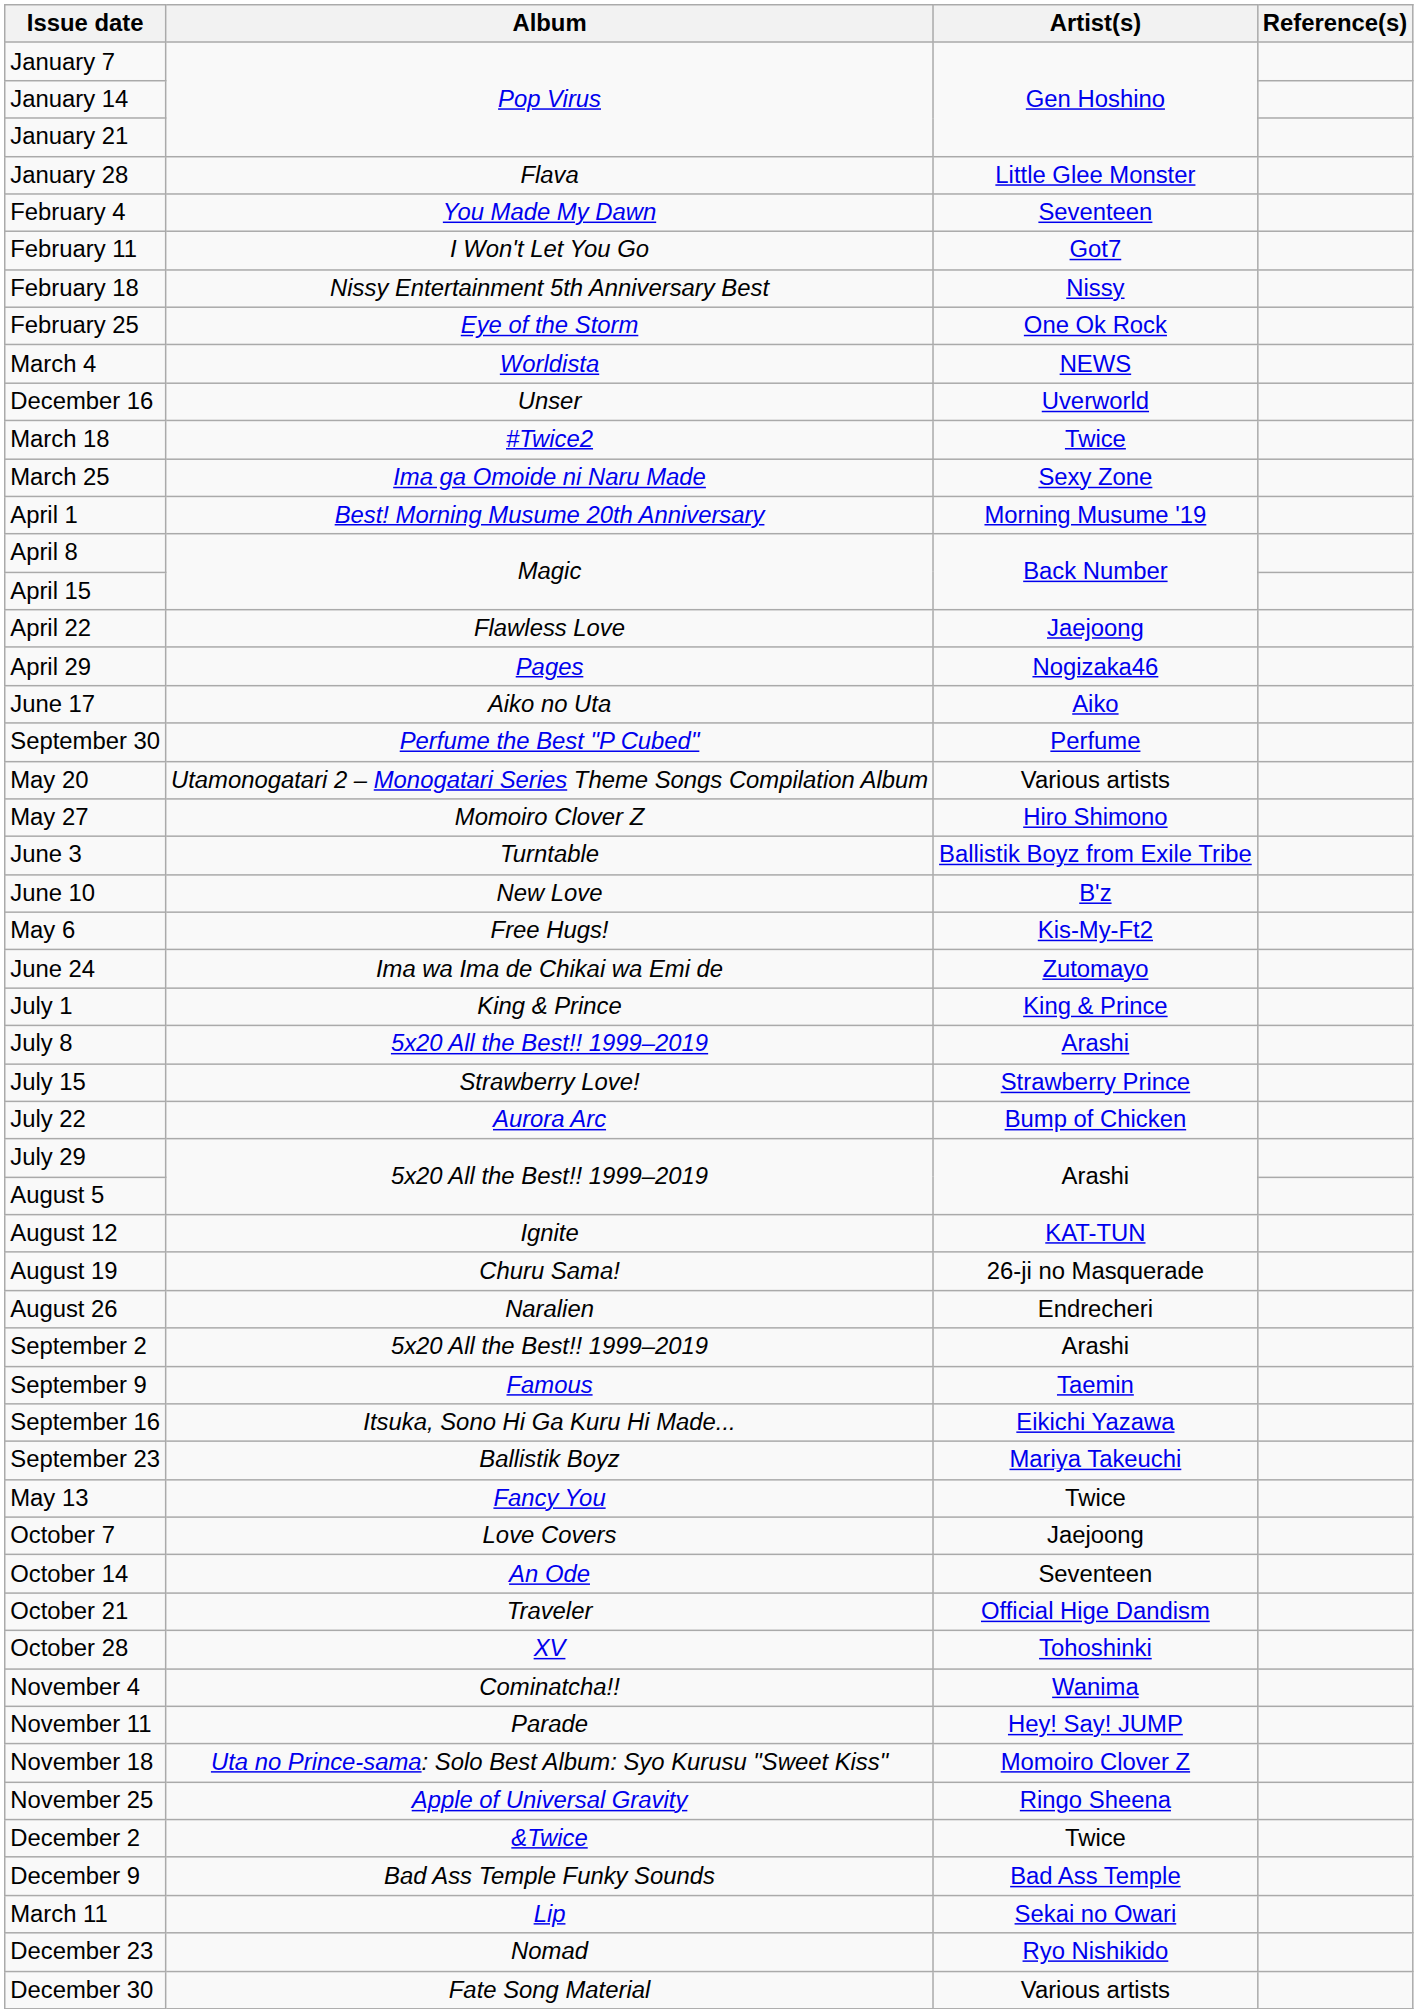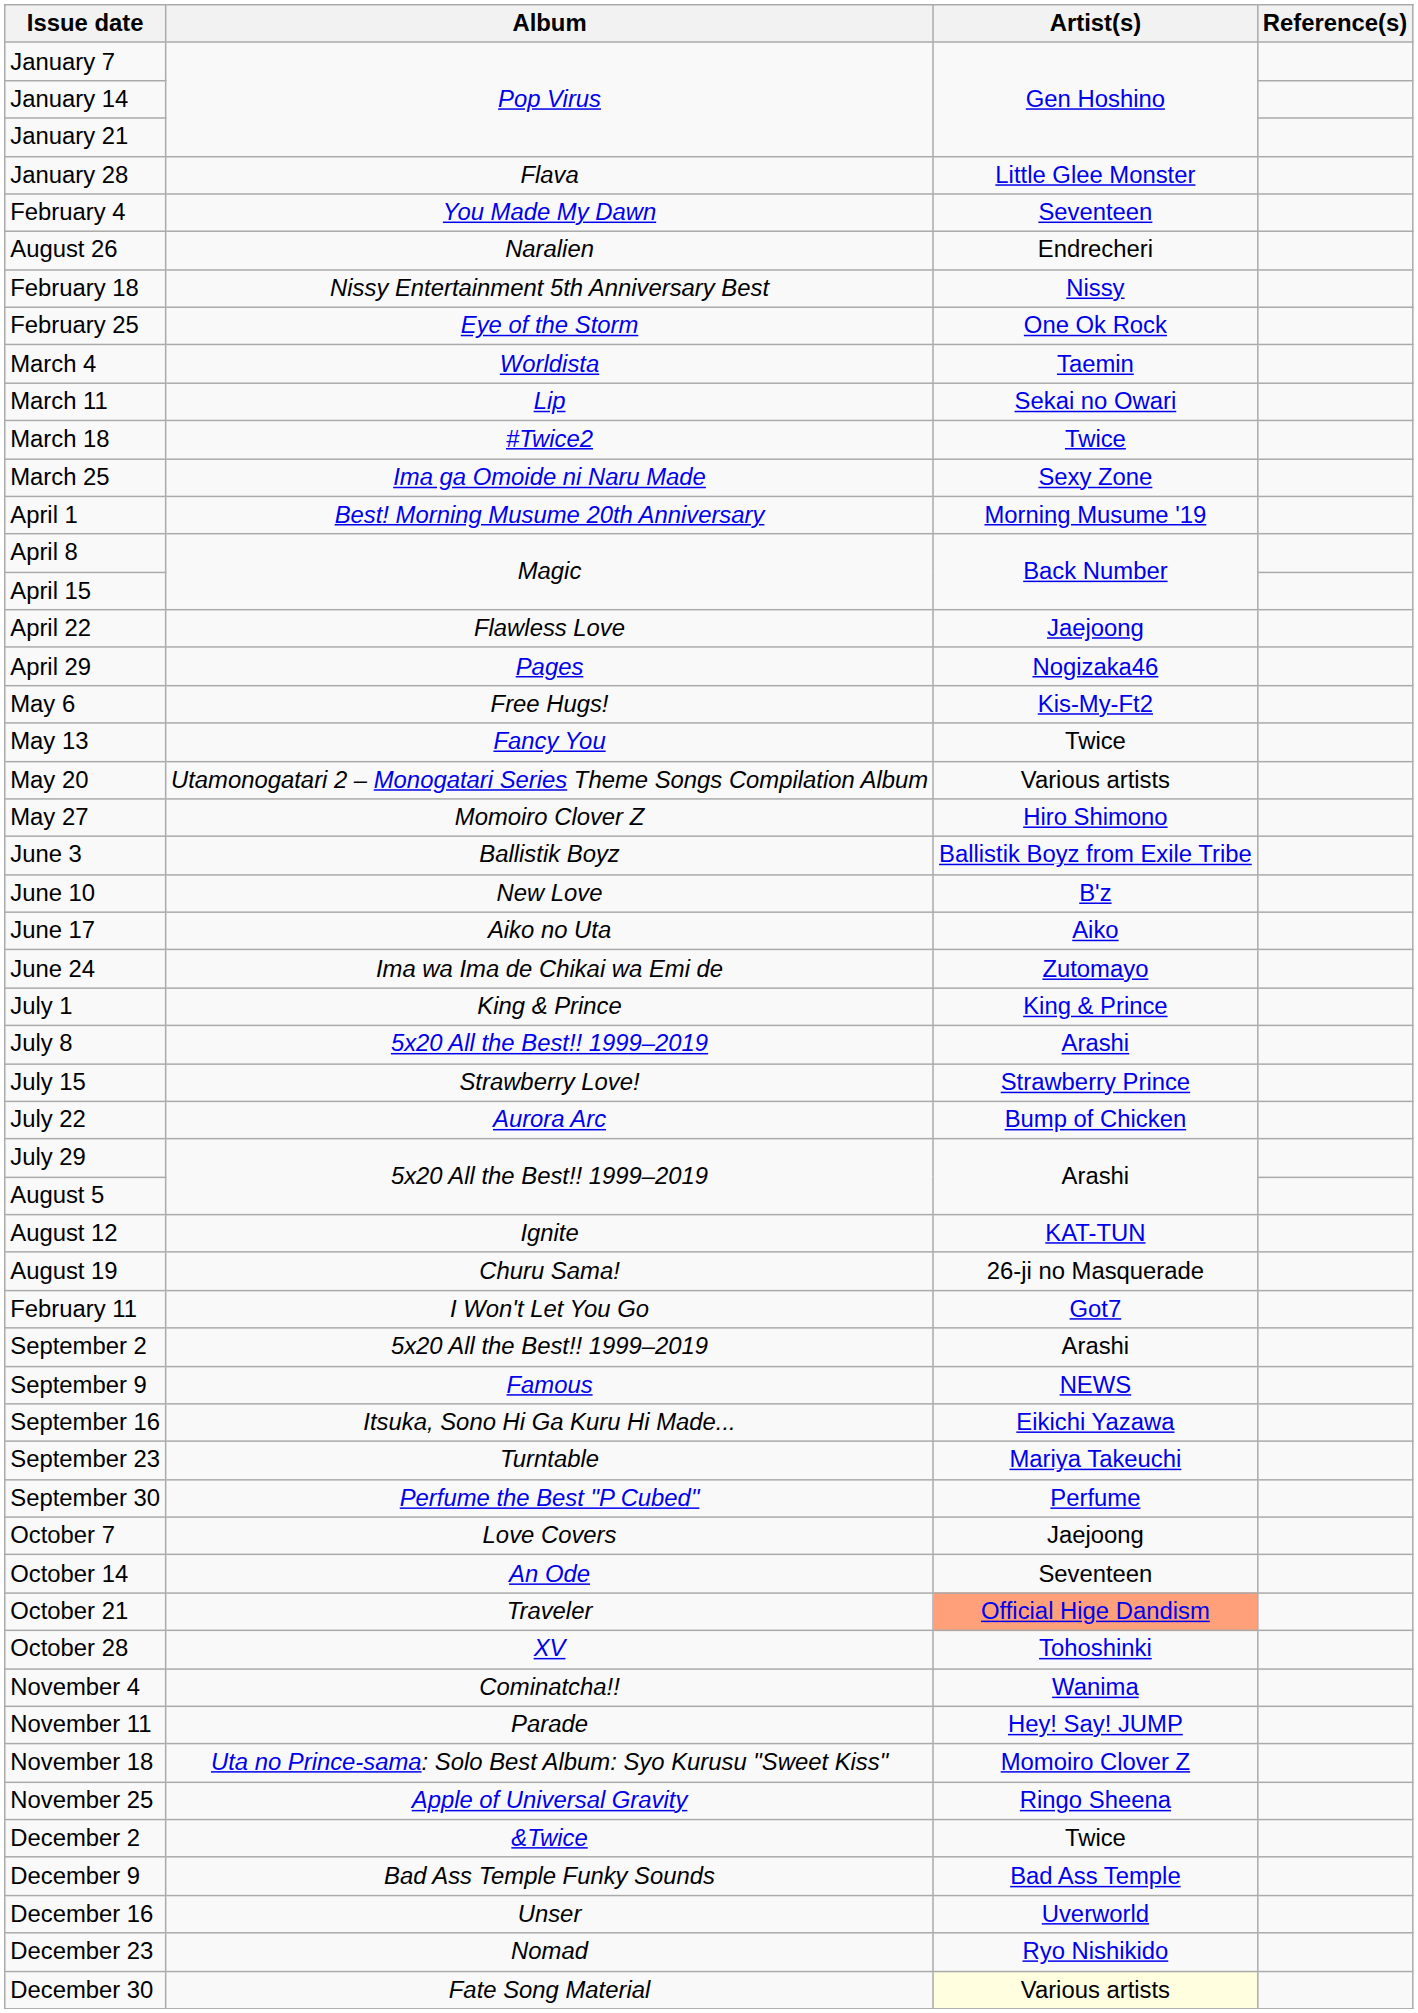rows swapped: (74, 250) <-> (64, 1308)
(1095, 363) NEWS -> (1095, 363) Taemin
rows swapped: (59, 1913) <-> (82, 401)
rows swapped: (43, 930) <-> (53, 703)
rows swapped: (49, 1497) <-> (85, 741)
(550, 855) Turntable -> (550, 855) Ballistik Boyz
(1095, 1384) Taemin -> (1095, 1384) NEWS
(550, 1460) Ballistik Boyz -> (550, 1460) Turntable
(1095, 1611) no background -> (1095, 1611) lightsalmon background
(1095, 1989) no background -> (1095, 1989) lightyellow background
